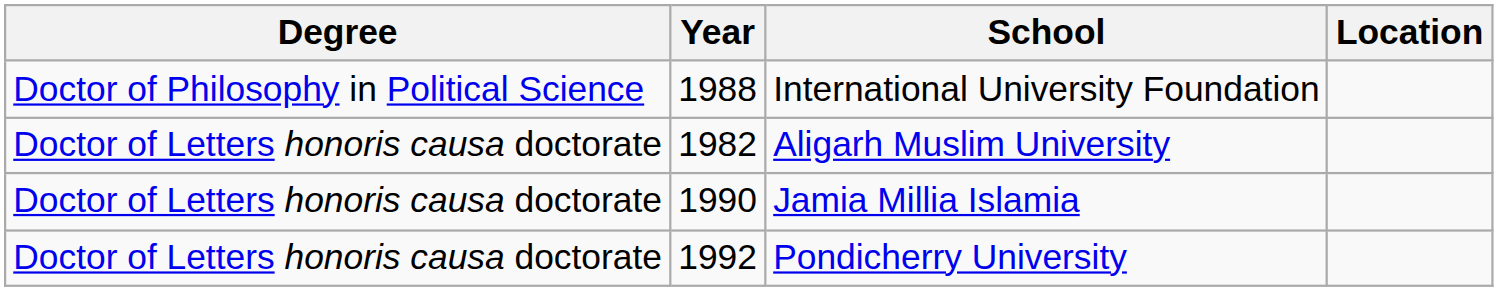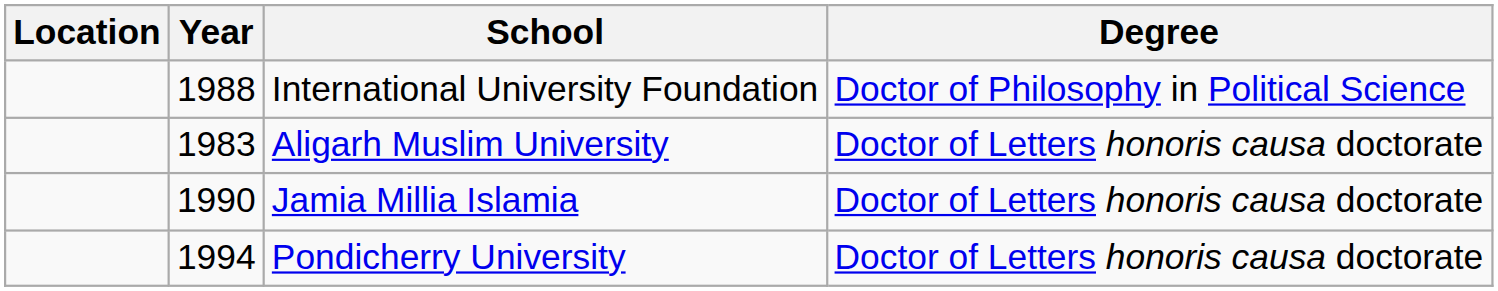columns swapped: (1410, 32) <-> (338, 32)
(718, 144) 1982 -> (216, 144) 1983
(718, 256) 1992 -> (216, 256) 1994
